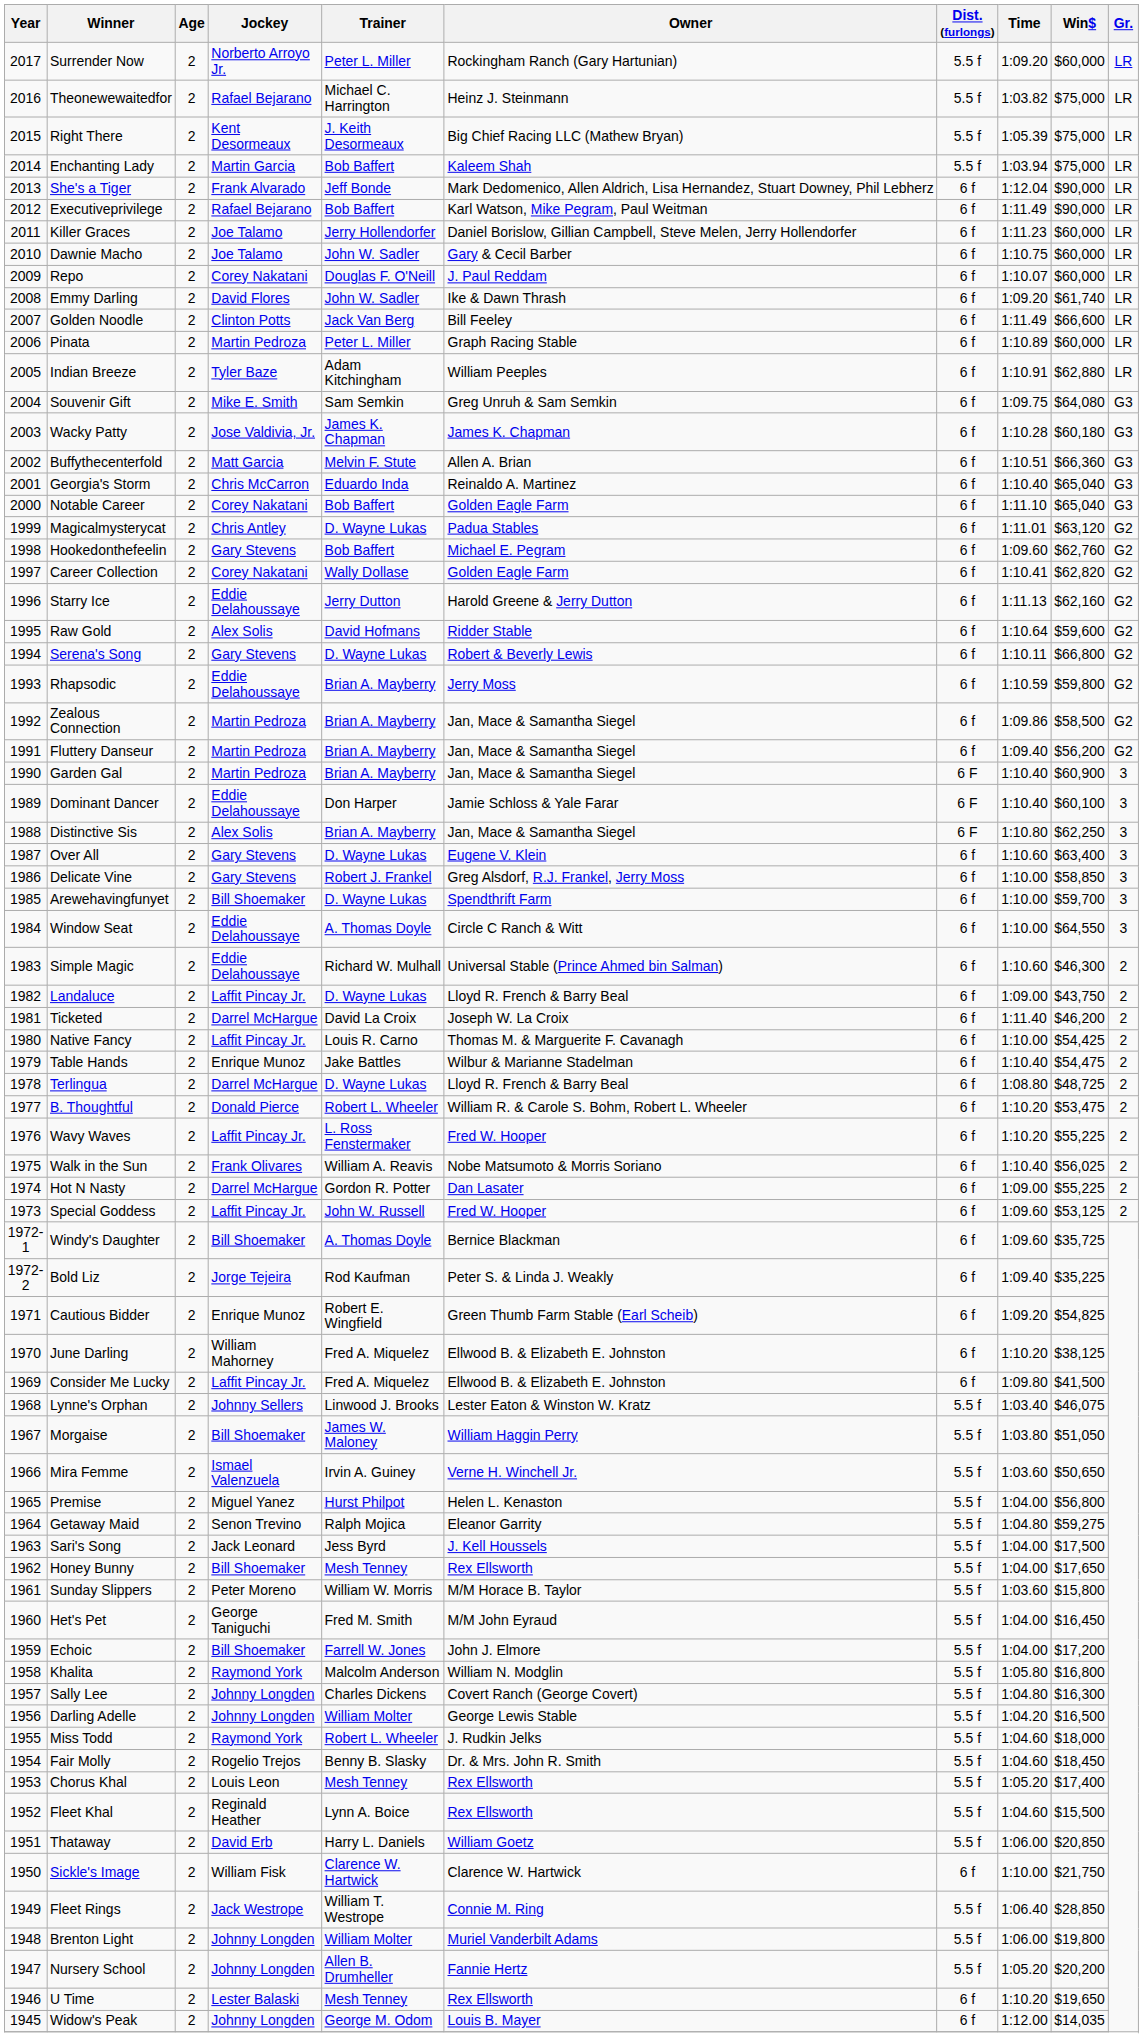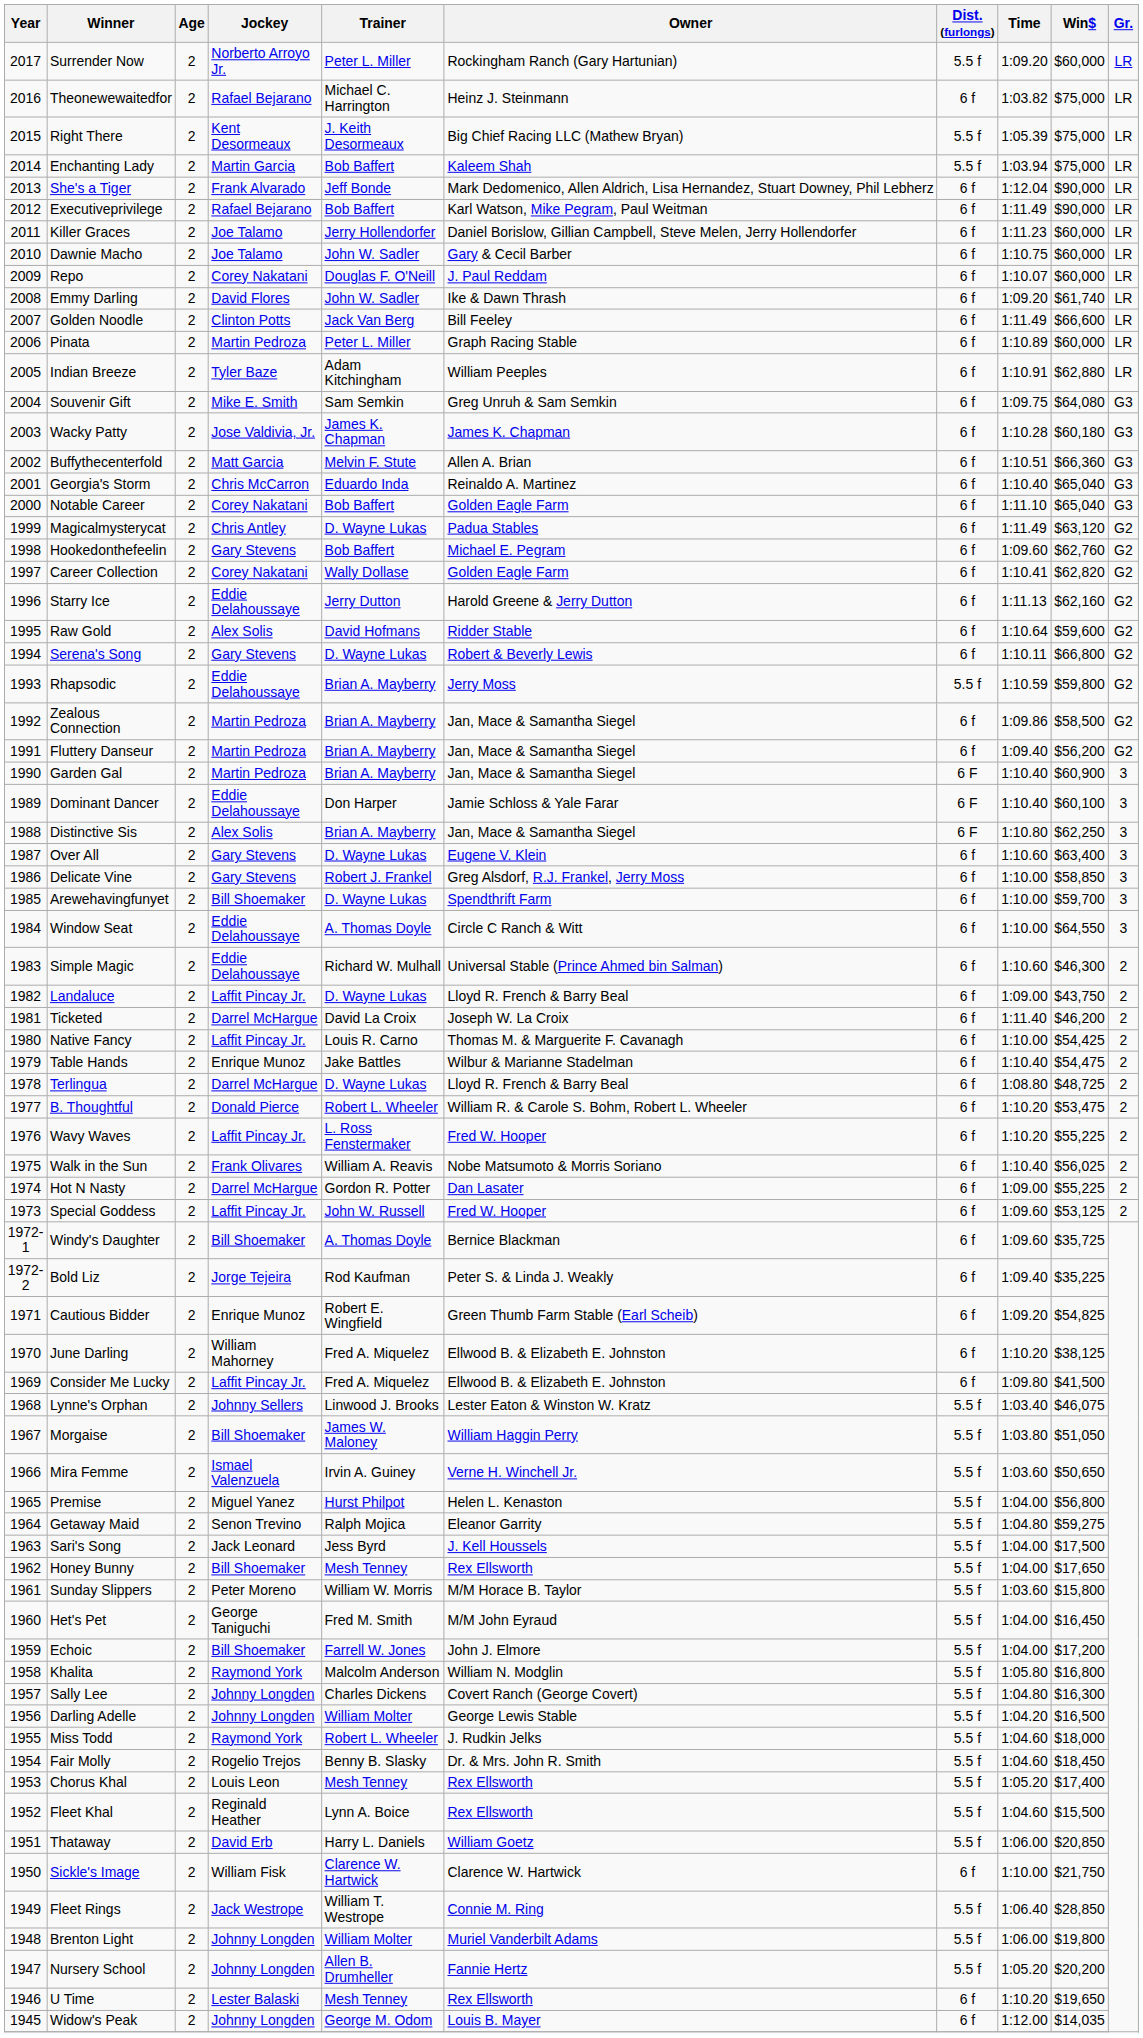(967, 99) 5.5 f -> (967, 99) 6 f
(1024, 528) 1:11.01 -> (1024, 528) 1:11.49
(967, 684) 6 f -> (967, 684) 5.5 f
